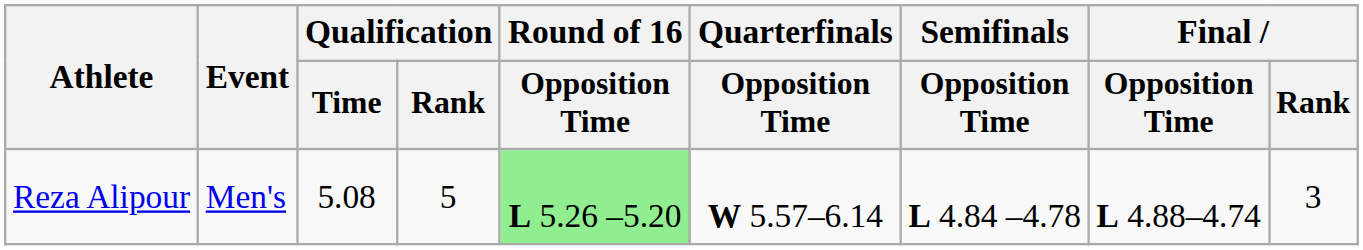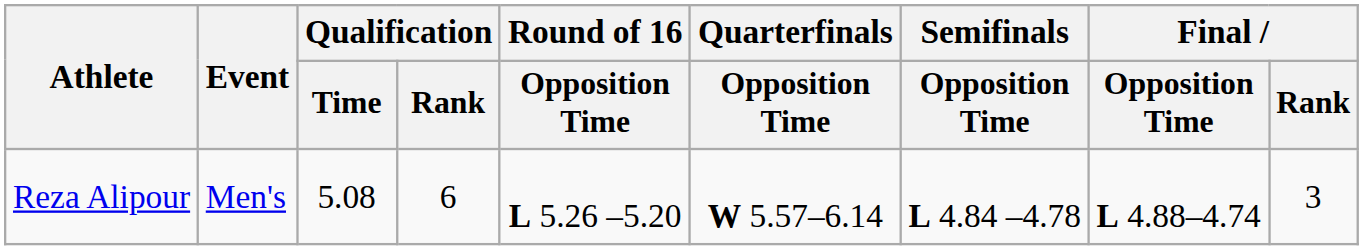(448, 196) 5 -> (448, 196) 6
(595, 216) lightgreen background -> (595, 216) no background
